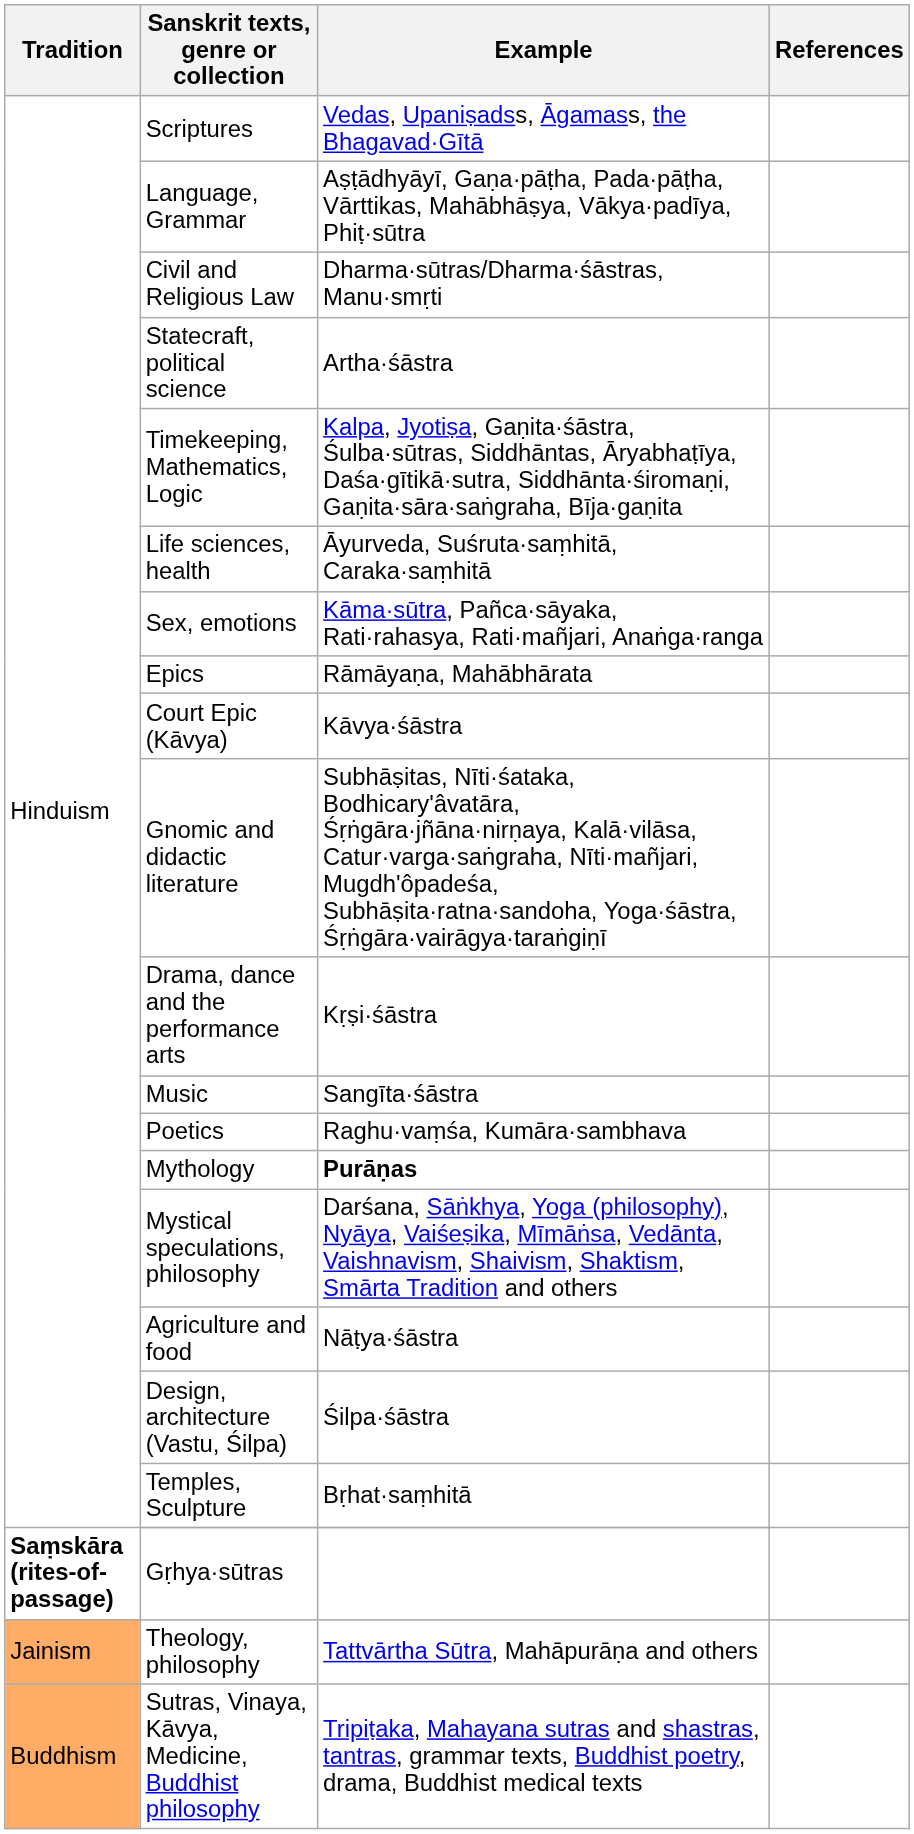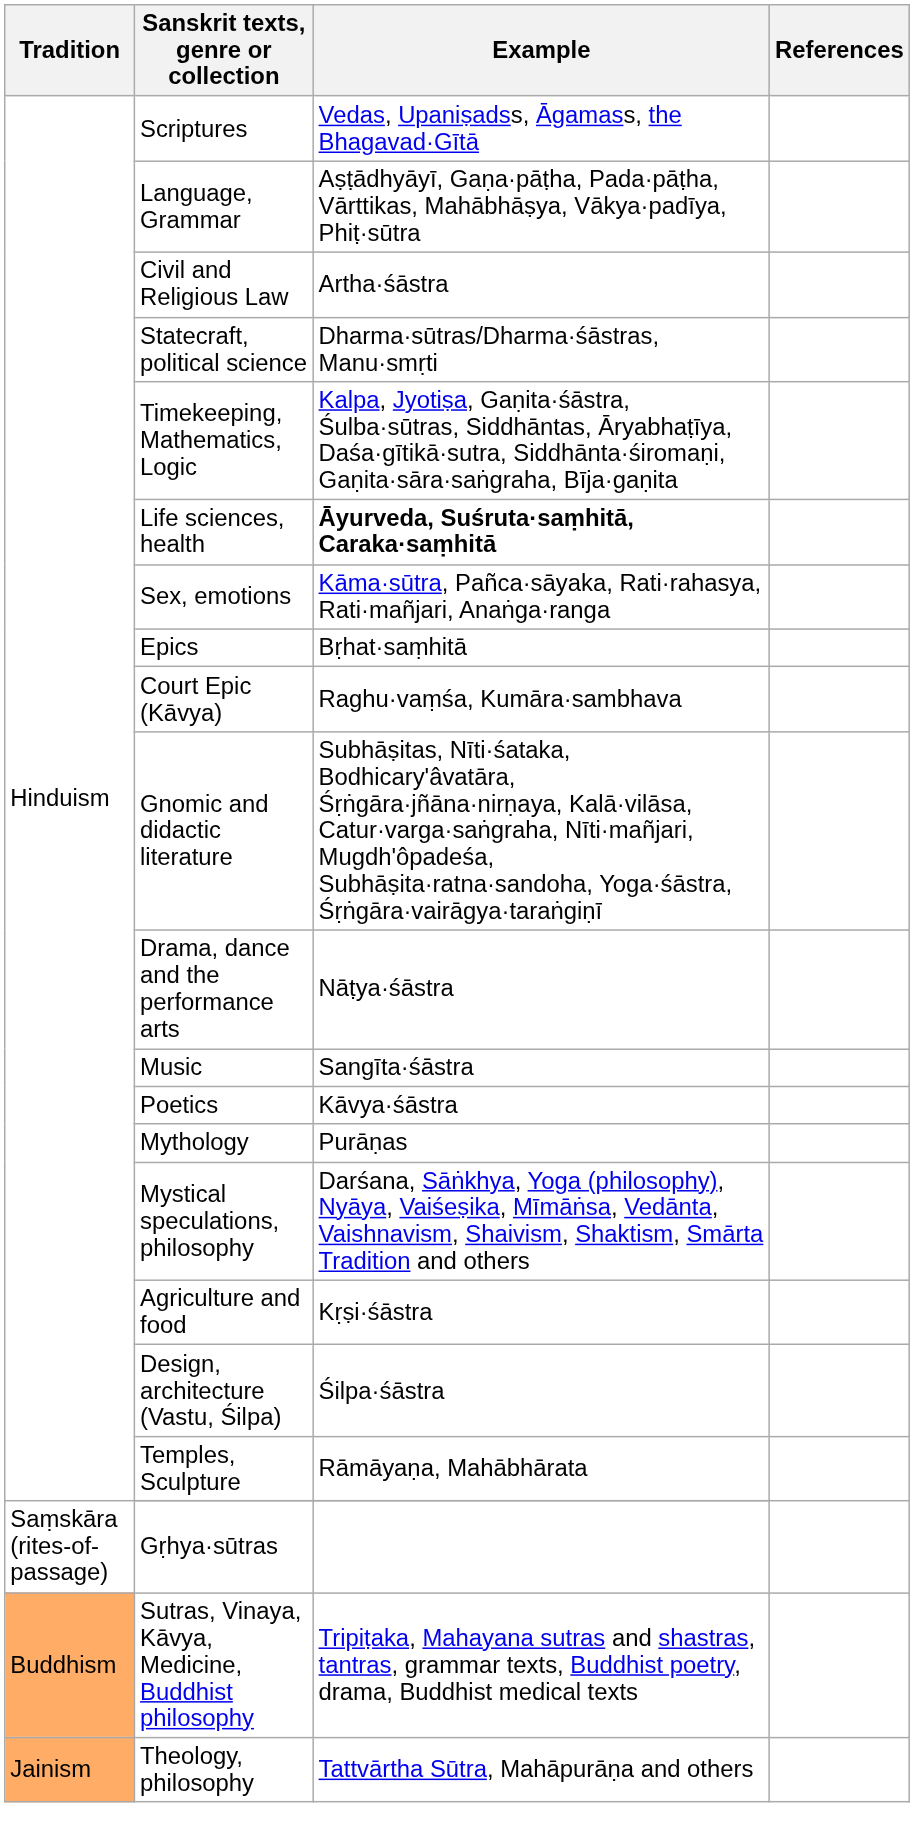(493, 284) Dharma·sūtras/Dharma·śāstras, Manu·smṛti -> (384, 284) Artha·śāstra
(388, 362) Artha·śāstra -> (489, 348) Dharma·sūtras/Dharma·śāstras, Manu·smṛti
(470, 558) normal -> (476, 531) bold
(458, 674) Rāmāyaṇa, Mahābhārata -> (393, 647) Bṛhat·saṃhitā
(393, 725) Kāvya·śāstra -> (500, 698) Raghu·vaṃśa, Kumāra·sambhava
(380, 1015) Kṛṣi·śāstra -> (386, 989) Nāṭya·śāstra
(505, 1131) Raghu·vaṃśa, Kumāra·sambhava -> (388, 1104) Kāvya·śāstra
(370, 1169) bold -> (363, 1142) normal
(391, 1339) Nāṭya·śāstra -> (376, 1312) Kṛṣi·śāstra
(397, 1495) Bṛhat·saṃhitā -> (453, 1468) Rāmāyaṇa, Mahābhārata
(67, 1573) bold -> (64, 1546) normal
rows swapped: (226, 1756) <-> (203, 1651)
